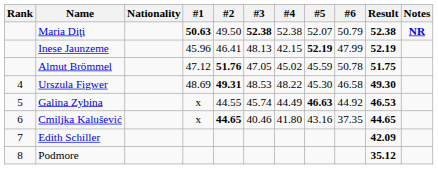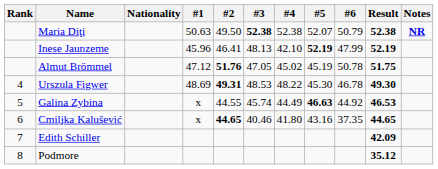(198, 31) bold -> (198, 31) normal
(289, 48) 42.15 -> (289, 48) 42.10
(320, 66) 45.59 -> (320, 66) 45.19
(350, 84) 46.58 -> (350, 84) 46.78
